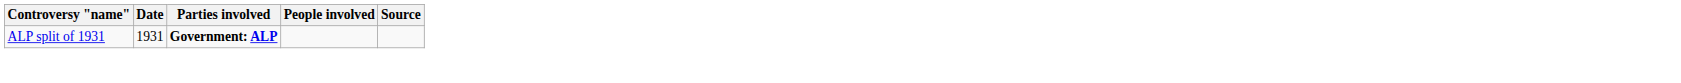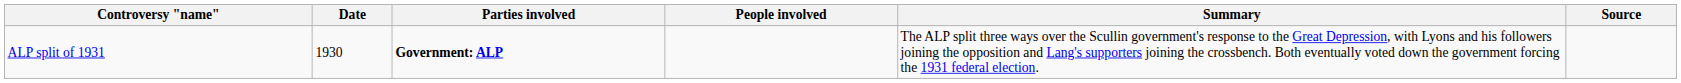+ column: (1232, 15)
(150, 36) 1931 -> (329, 52) 1930
